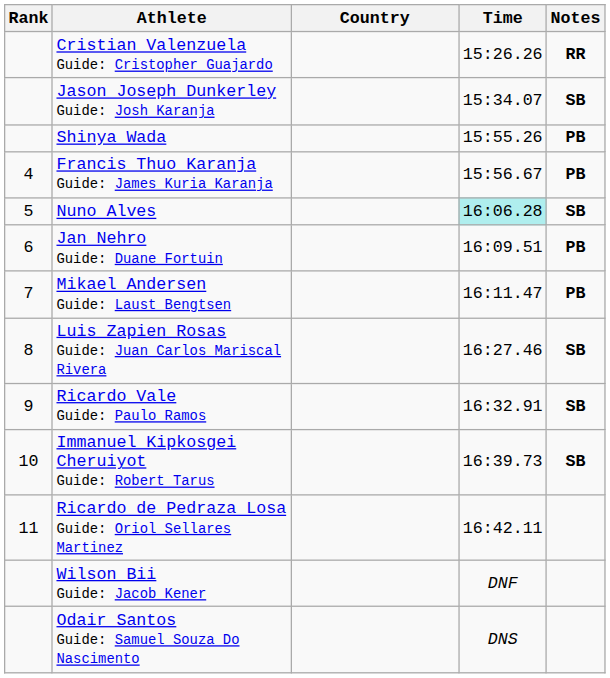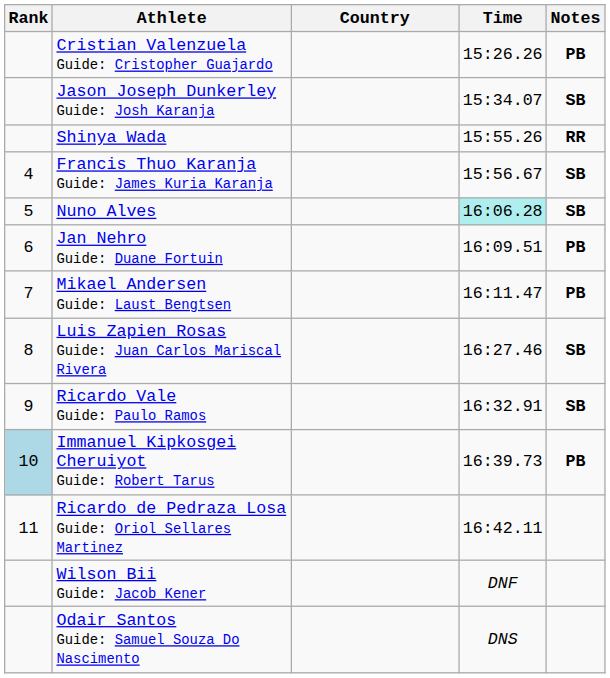(576, 55) RR -> (576, 55) PB
(576, 138) PB -> (576, 138) RR
(576, 175) PB -> (576, 175) SB
(29, 462) no background -> (29, 462) lightblue background
(576, 462) SB -> (576, 462) PB
